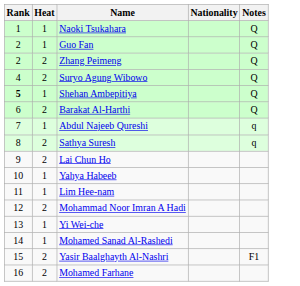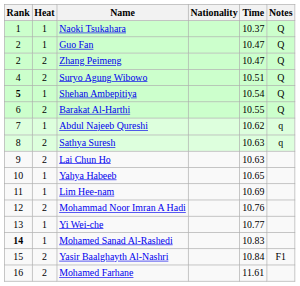+ column: (253, 12)
(18, 240) normal -> (18, 240) bold
